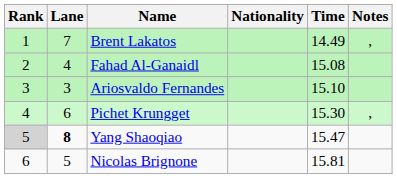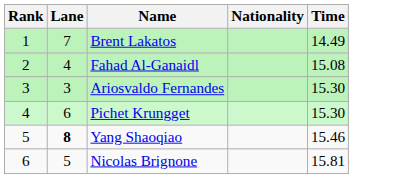- column: (370, 16)
(328, 88) 15.10 -> (328, 88) 15.30
(26, 137) lightgrey background -> (26, 137) no background
(328, 137) 15.47 -> (328, 137) 15.46
